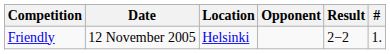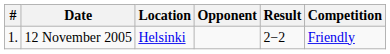columns swapped: (377, 15) <-> (45, 15)
